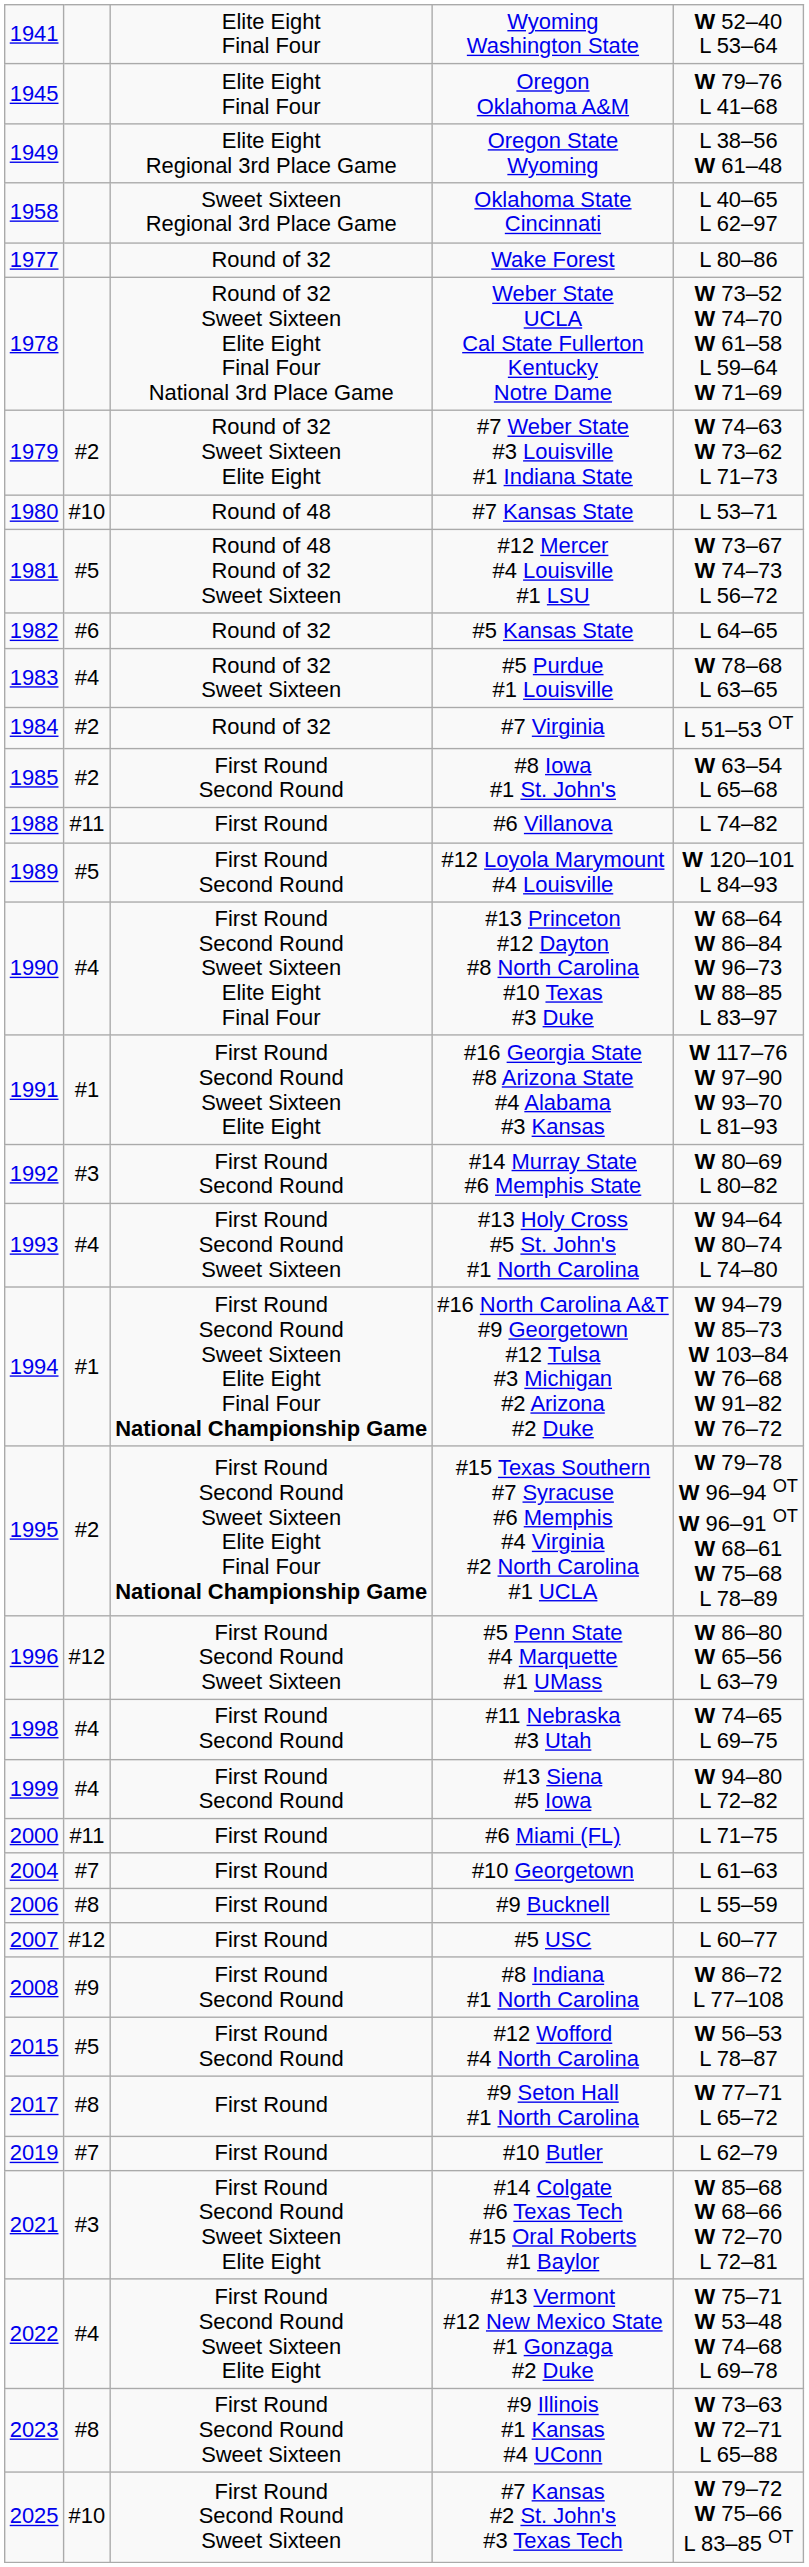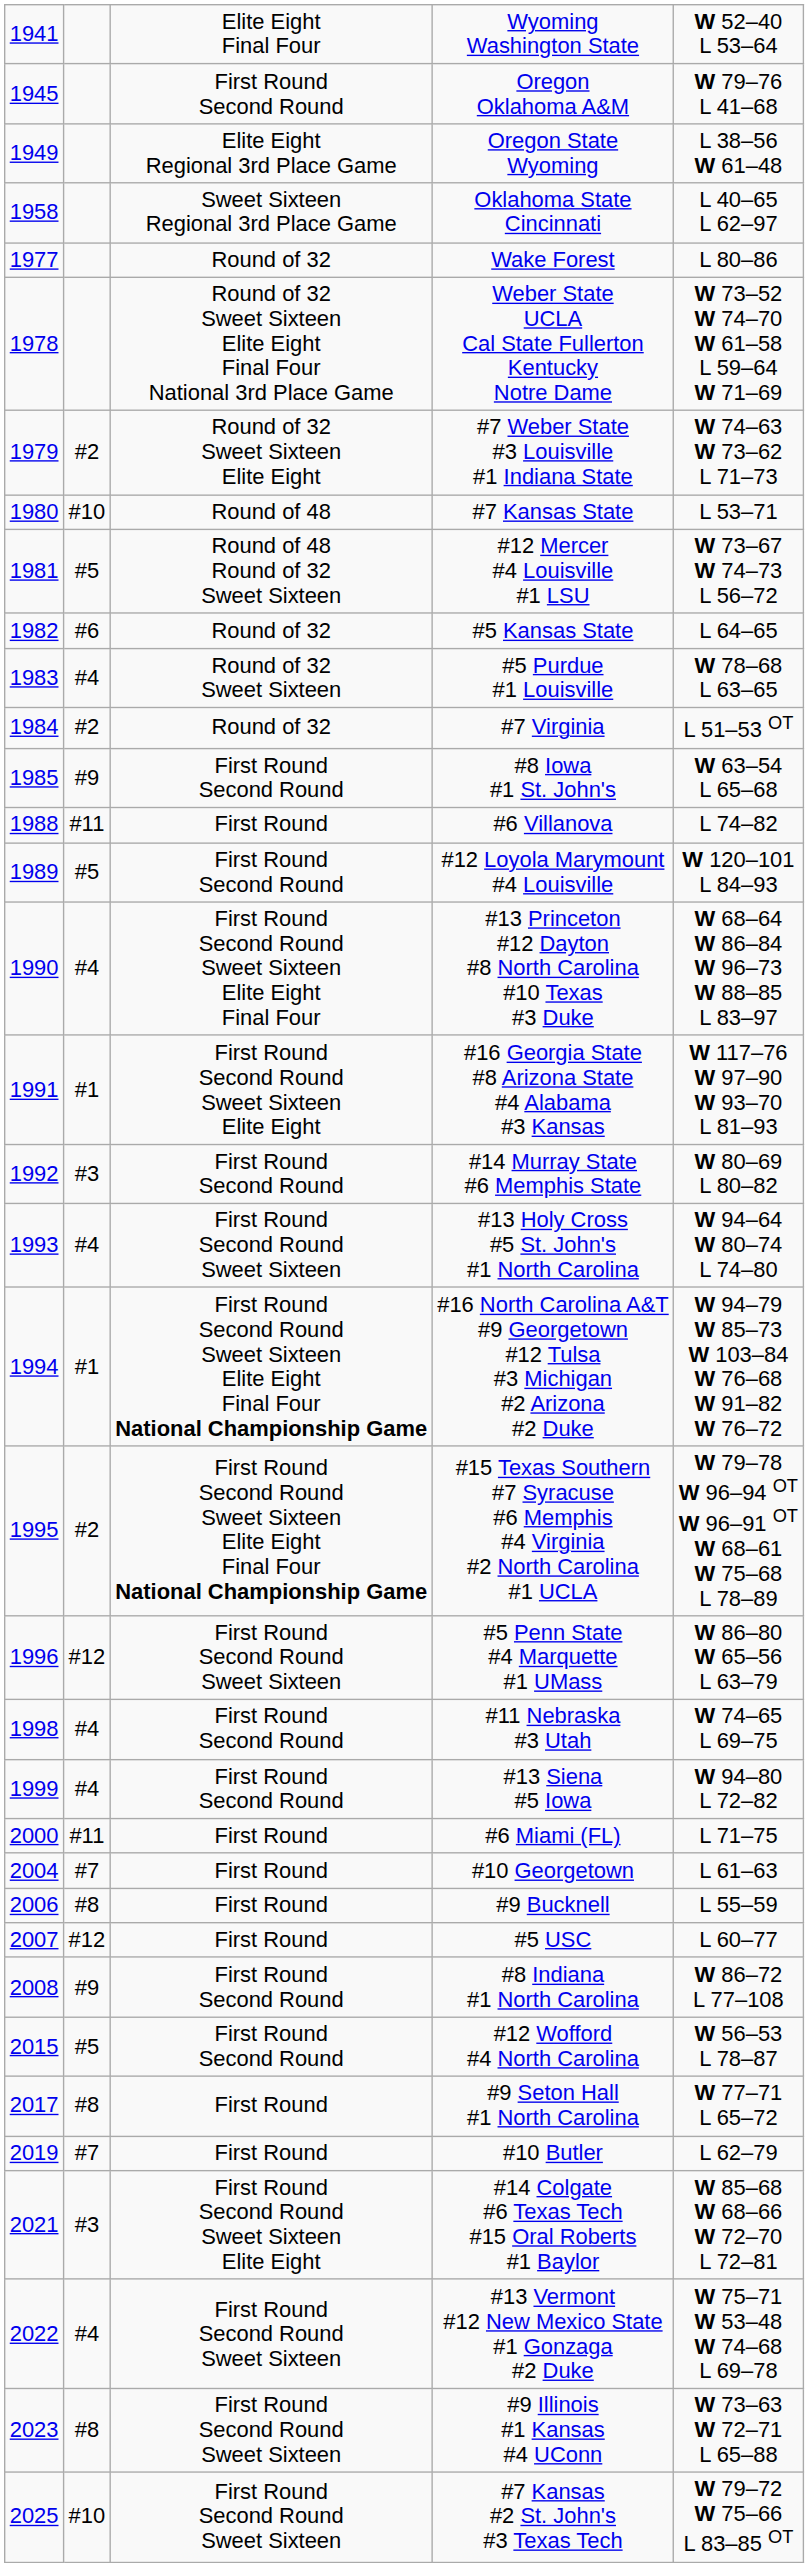(271, 93) Elite Eight Final Four -> (271, 93) First Round Second Round
(87, 777) #2 -> (87, 777) #9
(271, 2333) First Round Second Round Sweet Sixteen Elite Eight -> (271, 2333) First Round Second Round Sweet Sixteen
